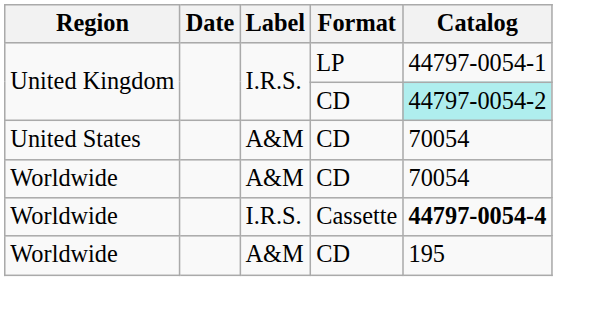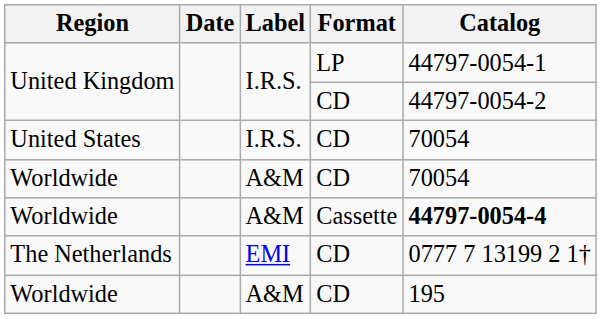(477, 100) paleturquoise background -> (477, 100) no background
(275, 139) A&M -> (274, 139) I.R.S.
(274, 216) I.R.S. -> (275, 216) A&M
+ row: (91, 255)
